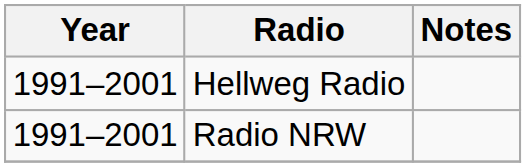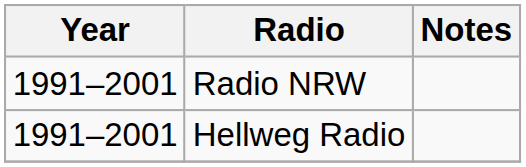rows swapped: (299, 82) <-> (280, 135)
